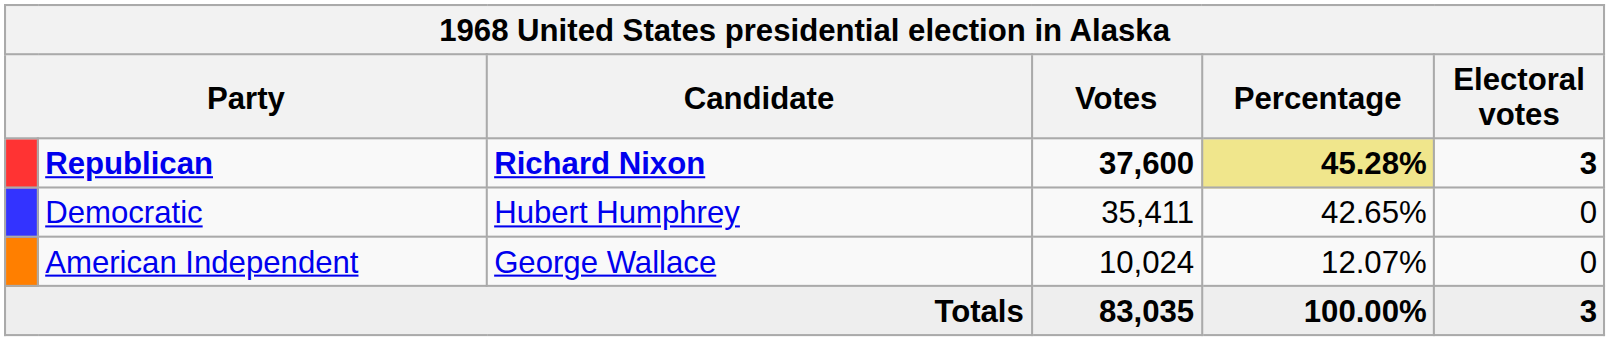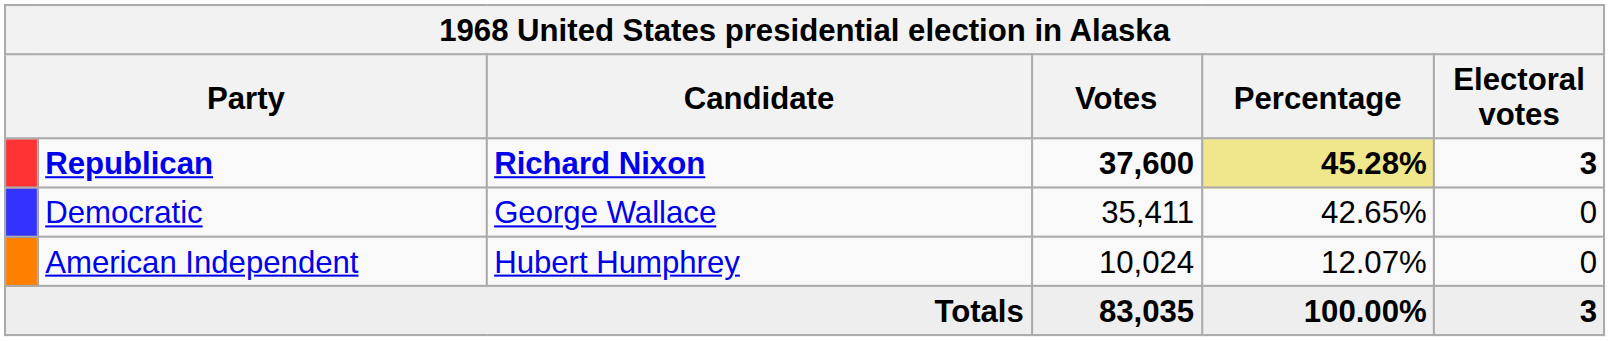(617, 213) Hubert Humphrey -> (605, 213) George Wallace
(605, 262) George Wallace -> (617, 262) Hubert Humphrey
